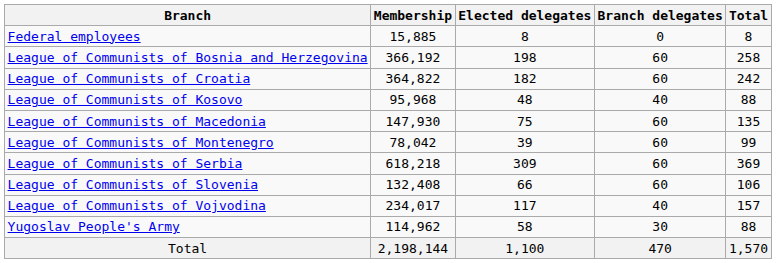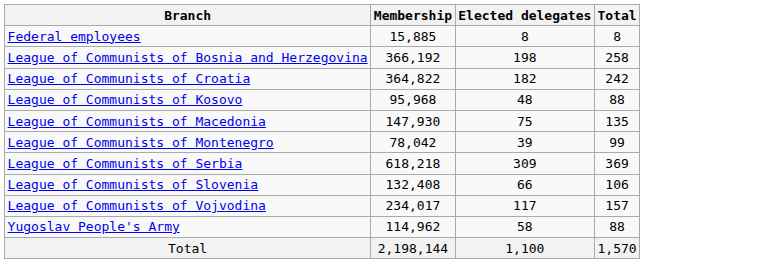- column: (660, 15)
